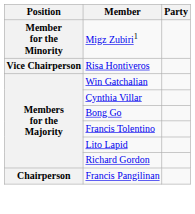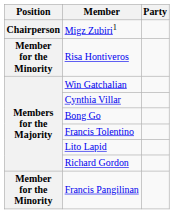(44, 39) Member for the Minority -> (33, 29) Chairperson
(44, 66) Vice Chairperson -> (33, 57) Member for the Minority
(44, 176) Chairperson -> (33, 190) Member for the Minority
